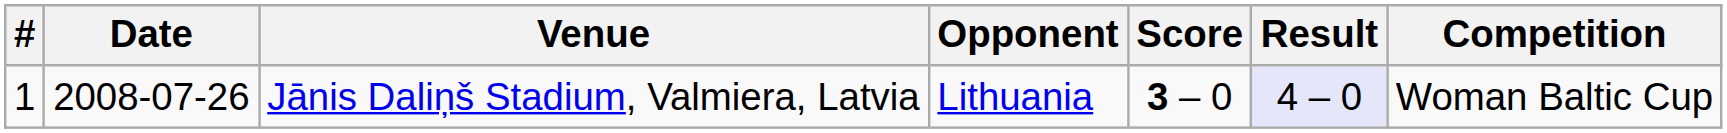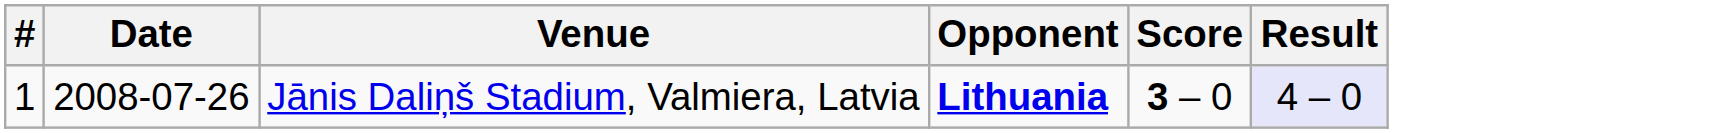- column: (1554, 34)
(1015, 95) normal -> (1023, 95) bold
